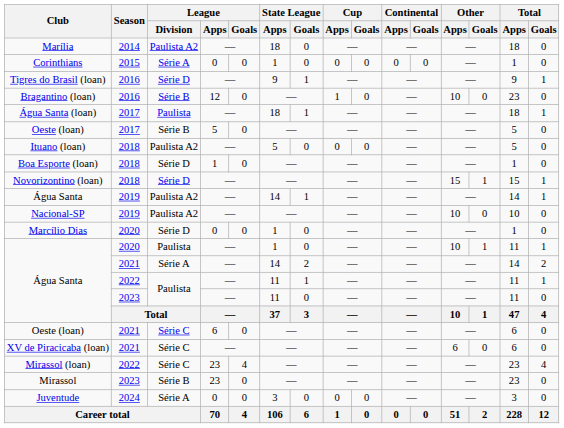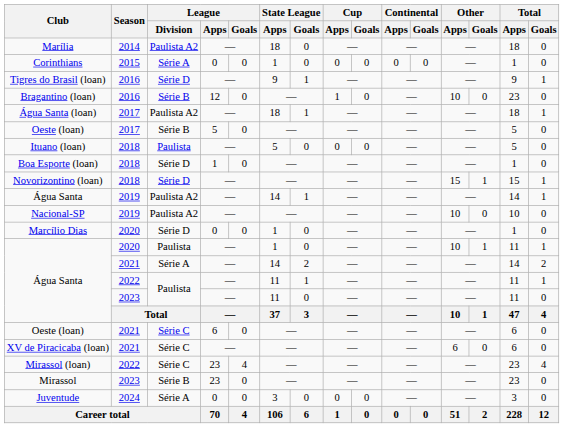(174, 113) Paulista -> (174, 113) Paulista A2
(174, 146) Paulista A2 -> (174, 146) Paulista
